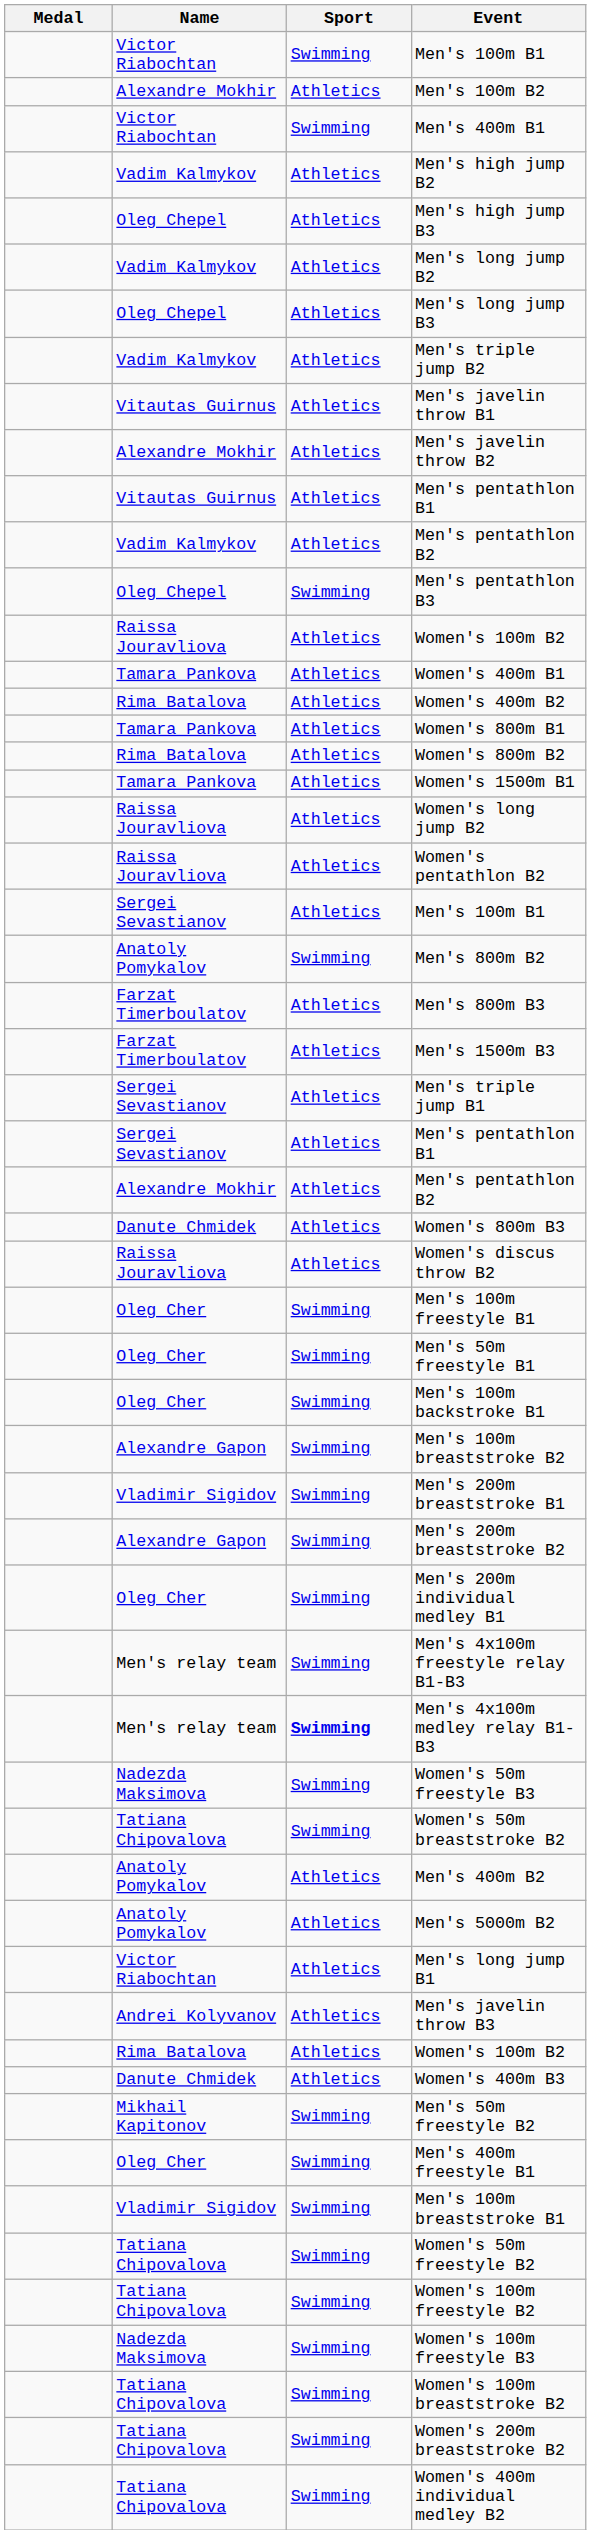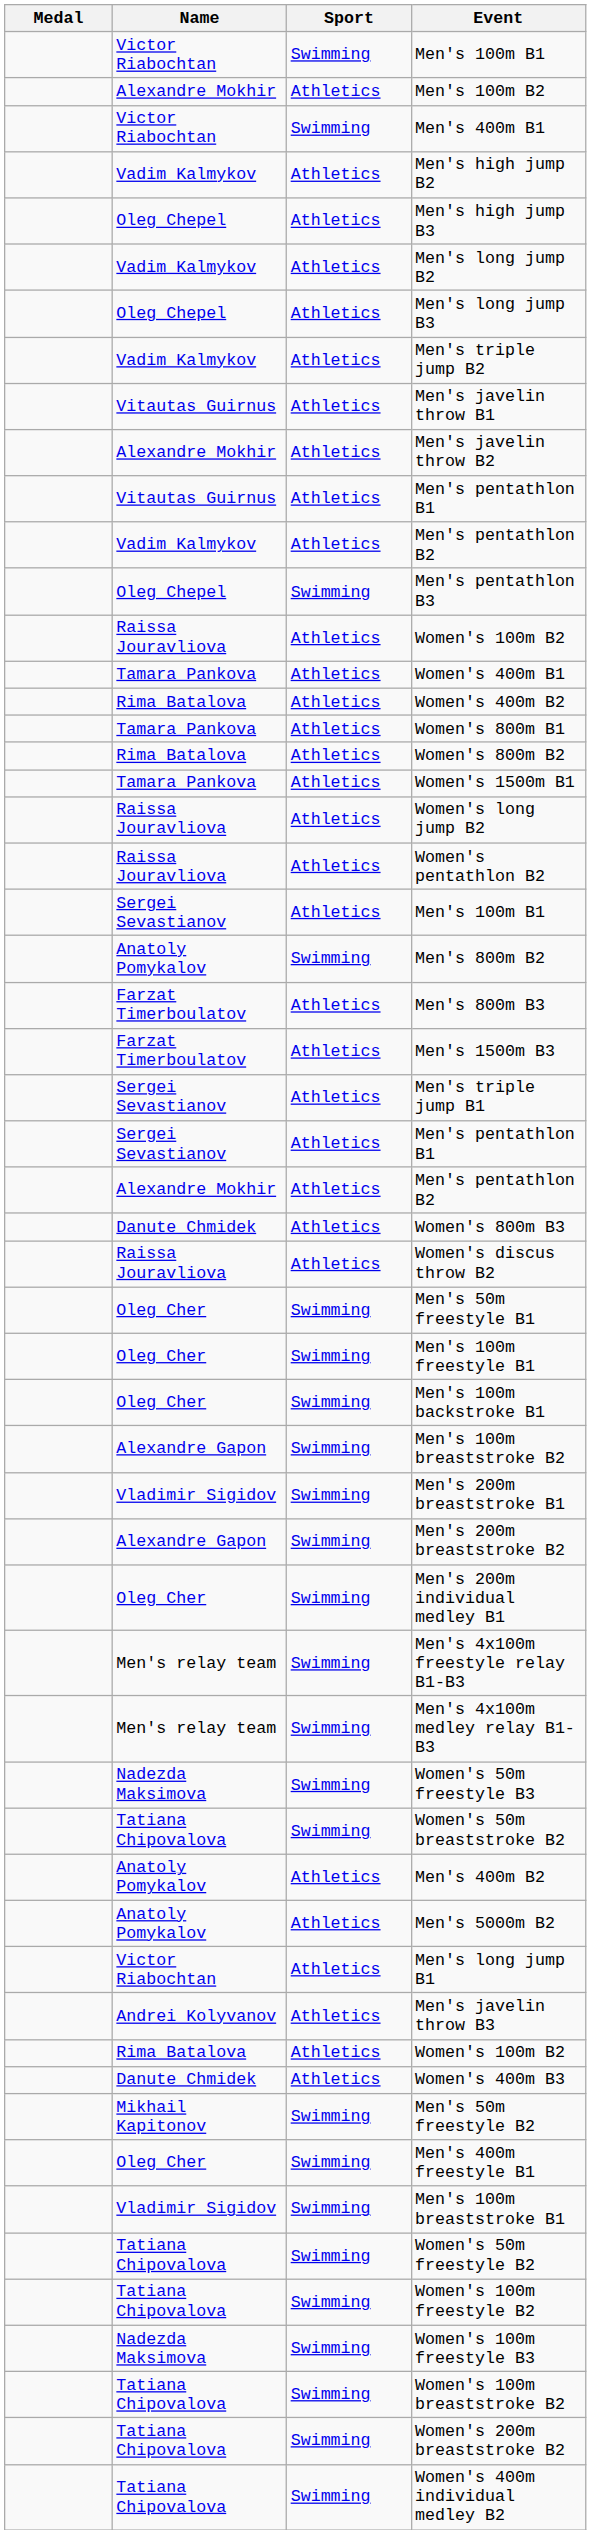rows swapped: (161, 1356) <-> (161, 1310)
(331, 1729) bold -> (331, 1729) normal
